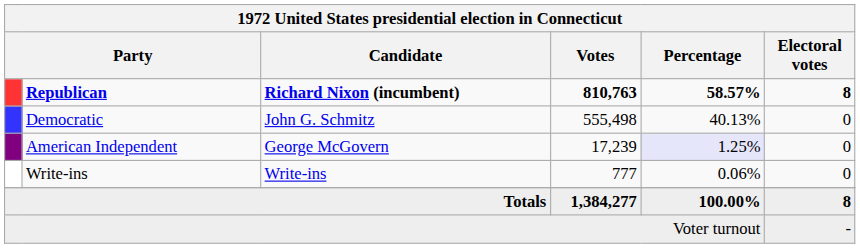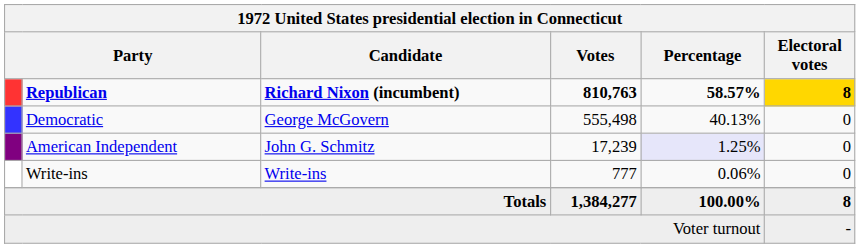(847, 92) no background -> (847, 92) gold background
(320, 119) John G. Schmitz -> (327, 119) George McGovern
(327, 147) George McGovern -> (320, 147) John G. Schmitz
